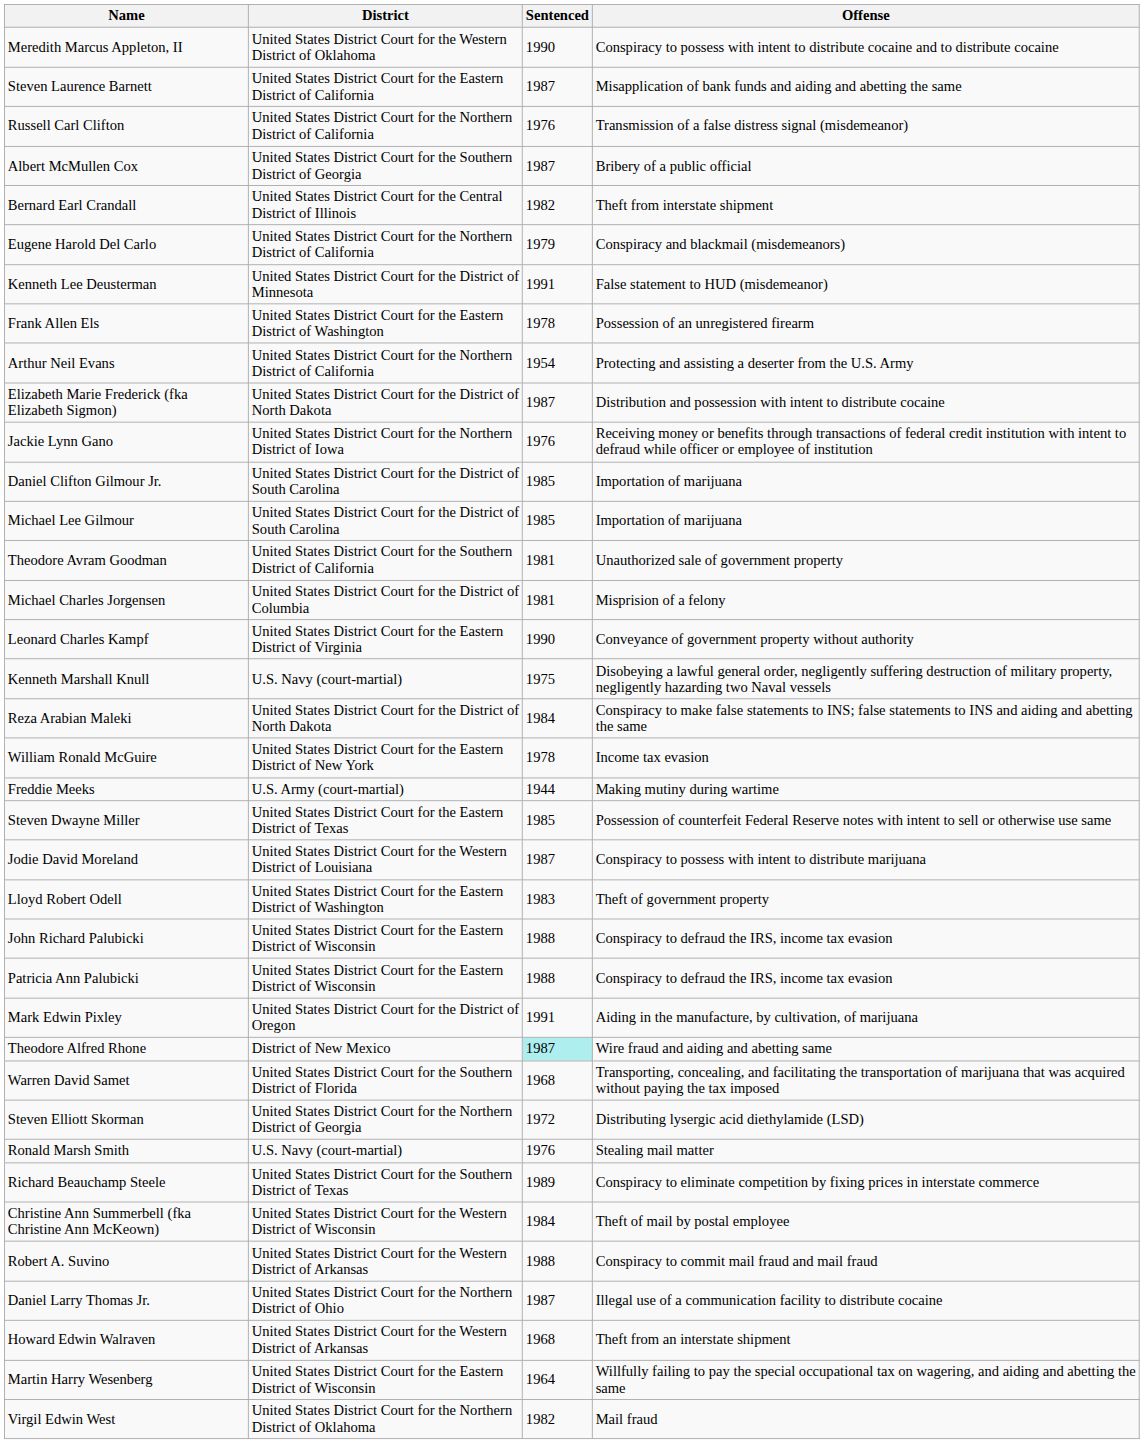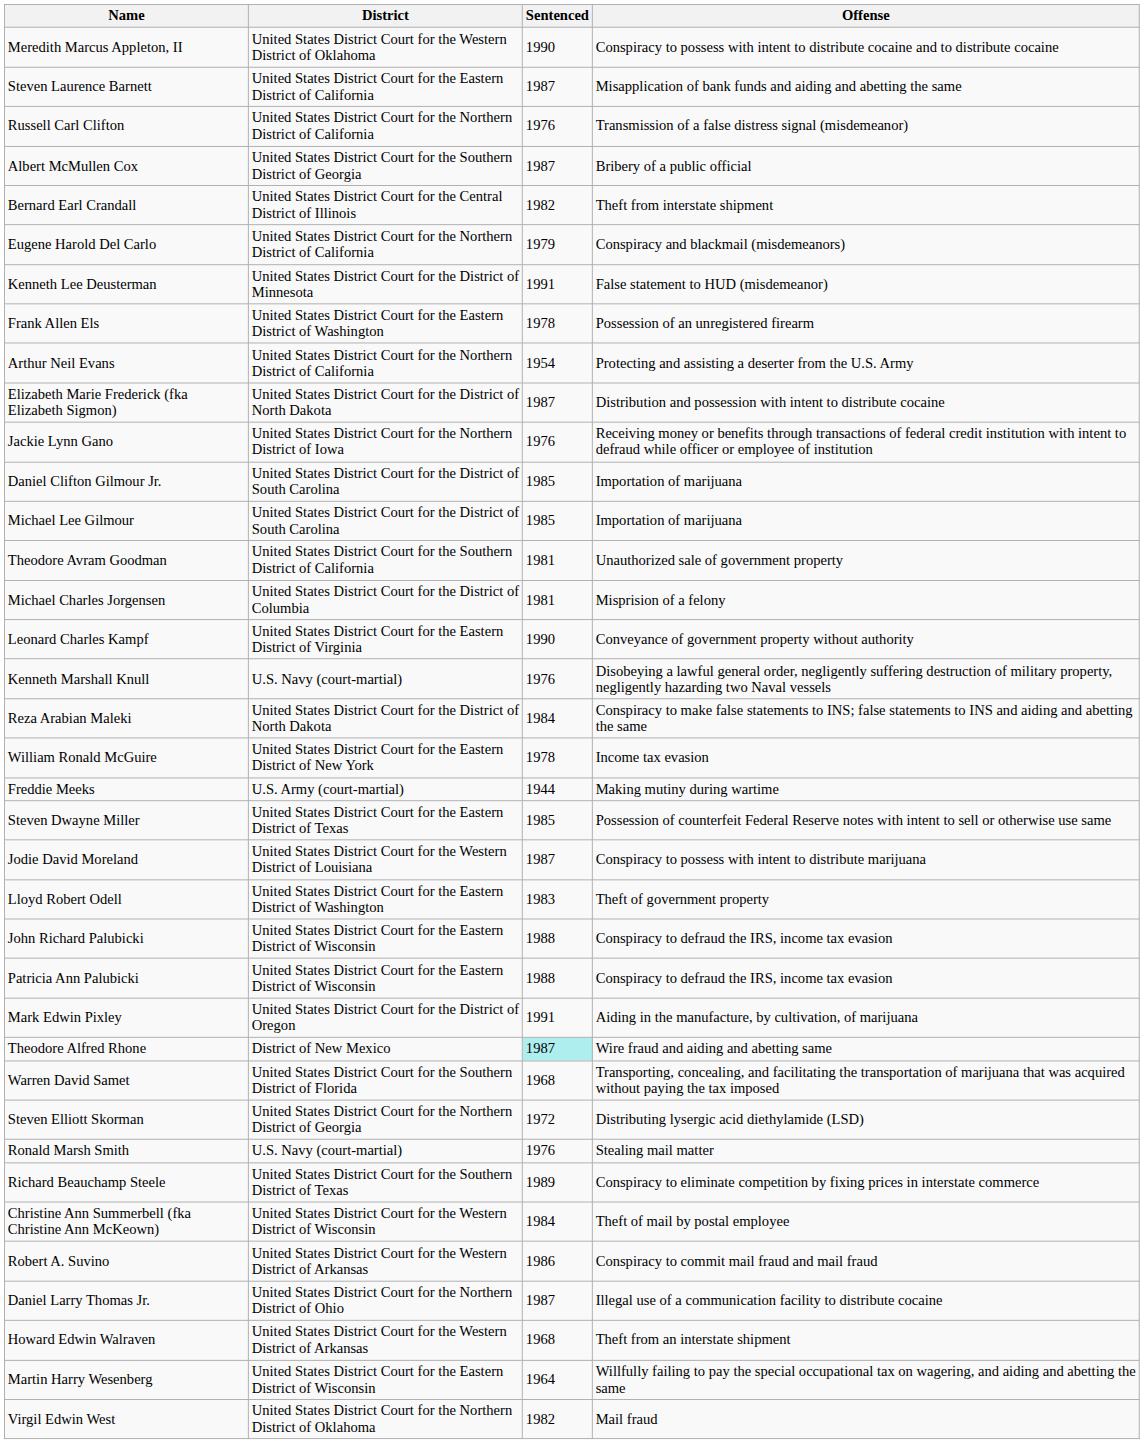(540, 678) 1975 -> (540, 678) 1976
(540, 1261) 1988 -> (540, 1261) 1986
